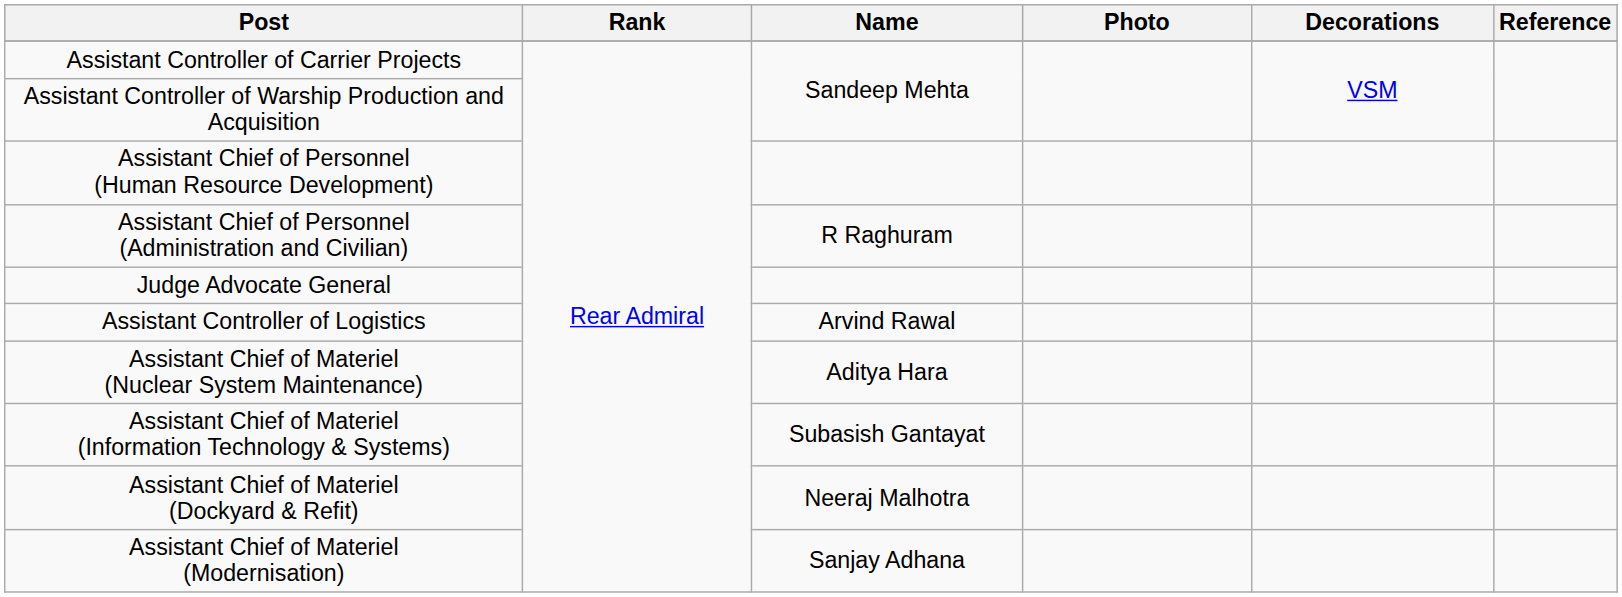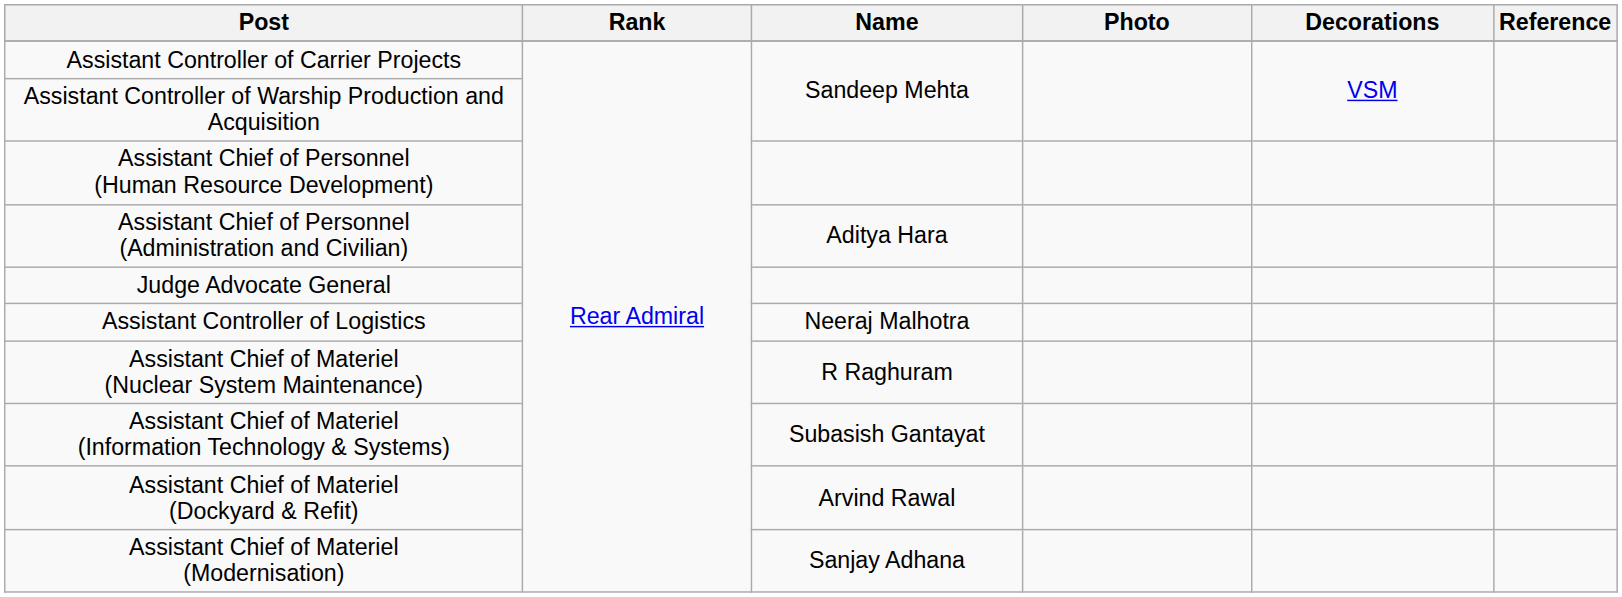(887, 235) R Raghuram -> (887, 235) Aditya Hara
(887, 321) Arvind Rawal -> (887, 321) Neeraj Malhotra
(887, 371) Aditya Hara -> (887, 371) R Raghuram
(887, 497) Neeraj Malhotra -> (887, 497) Arvind Rawal
